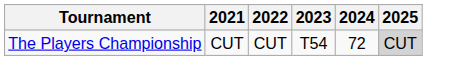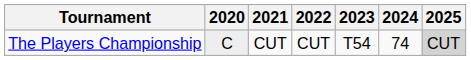+ column: (227, 17)
(357, 43) 72 -> (400, 43) 74
